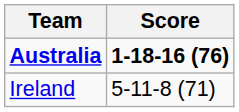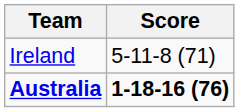rows swapped: (42, 89) <-> (55, 55)
